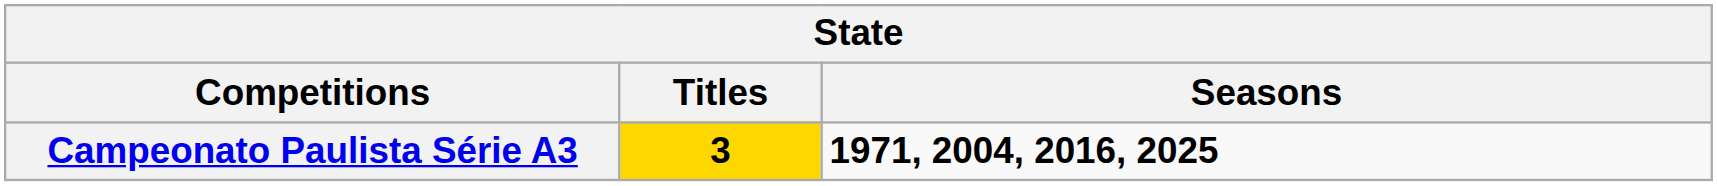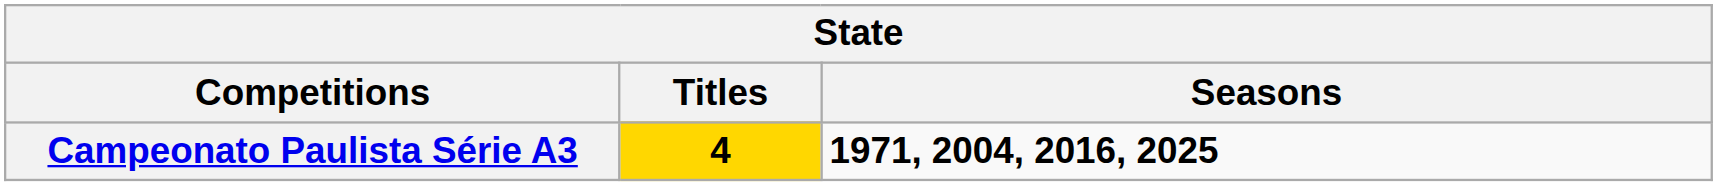(721, 150) 3 -> (721, 150) 4
